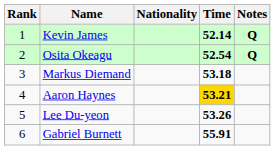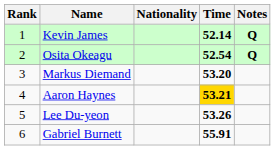(217, 74) 53.18 -> (217, 74) 53.20
